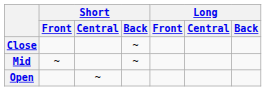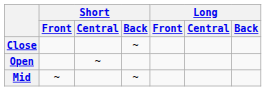rows swapped: (22, 61) <-> (22, 78)
